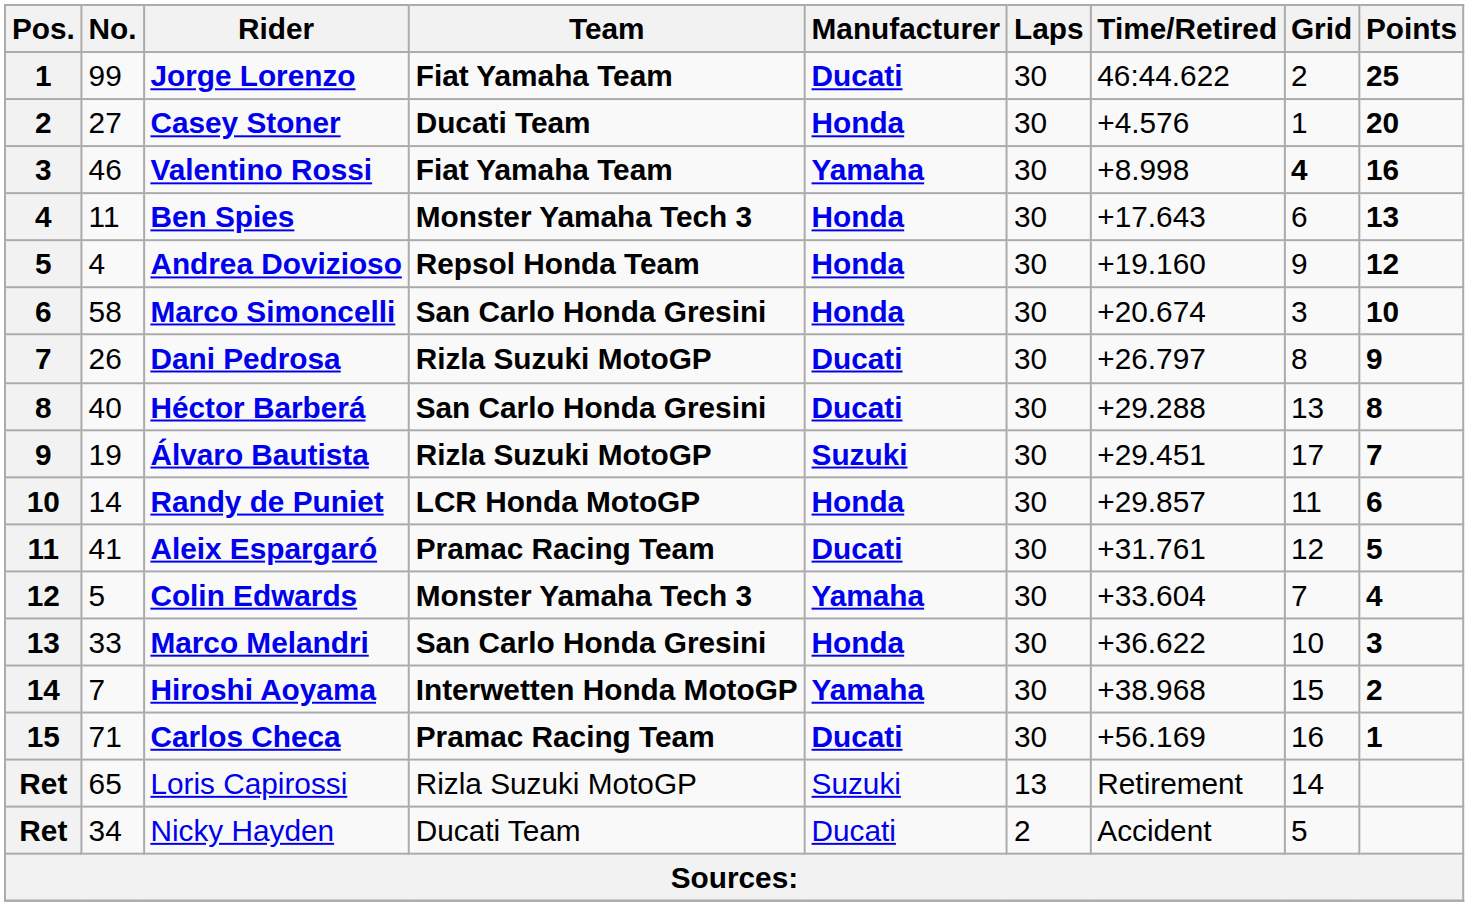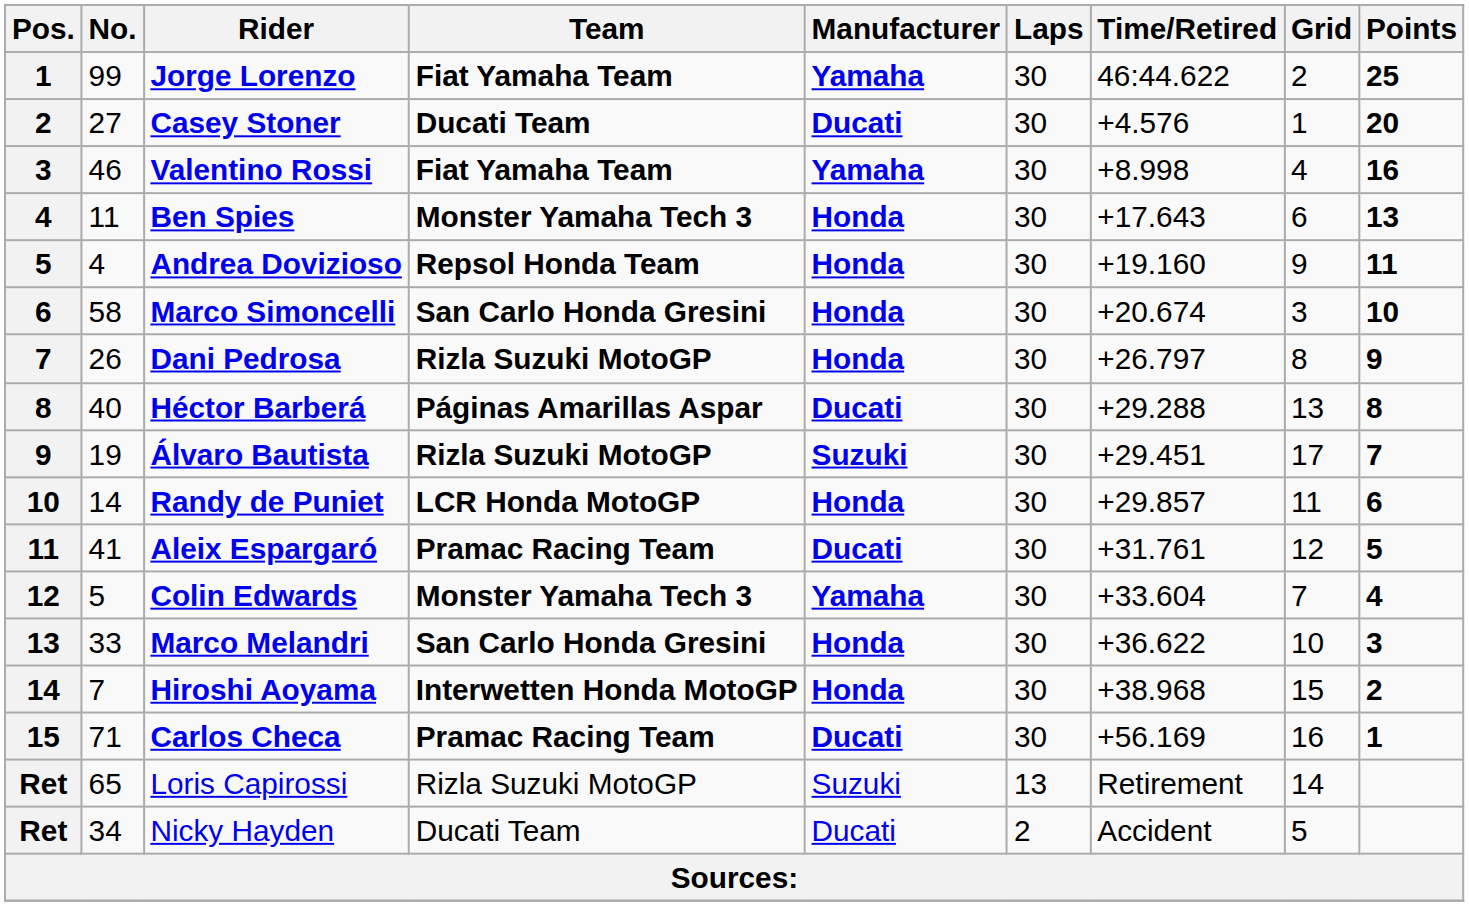(857, 76) Ducati -> (868, 76) Yamaha
(858, 123) Honda -> (857, 123) Ducati
(1299, 170) bold -> (1299, 170) normal
(1383, 265) 12 -> (1382, 265) 11
(857, 359) Ducati -> (858, 359) Honda
(591, 406) San Carlo Honda Gresini -> (589, 406) Páginas Amarillas Aspar
(868, 689) Yamaha -> (858, 689) Honda
